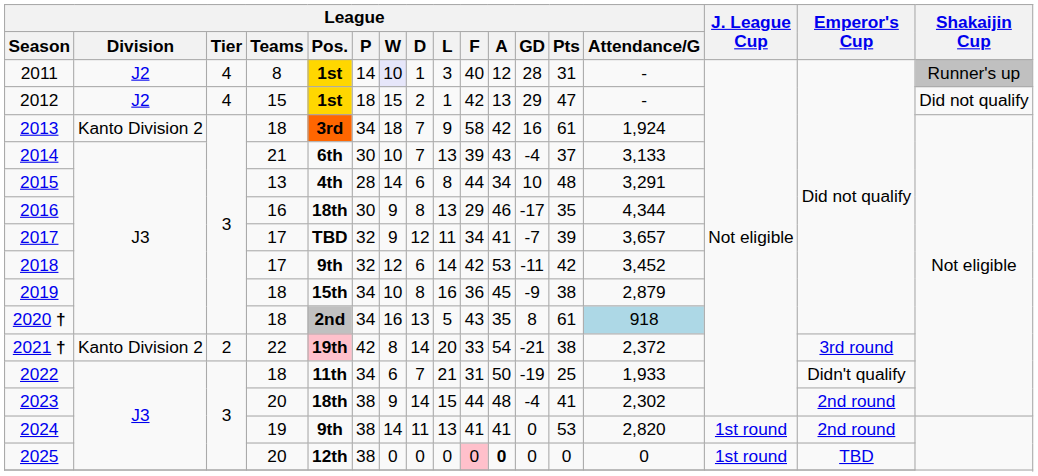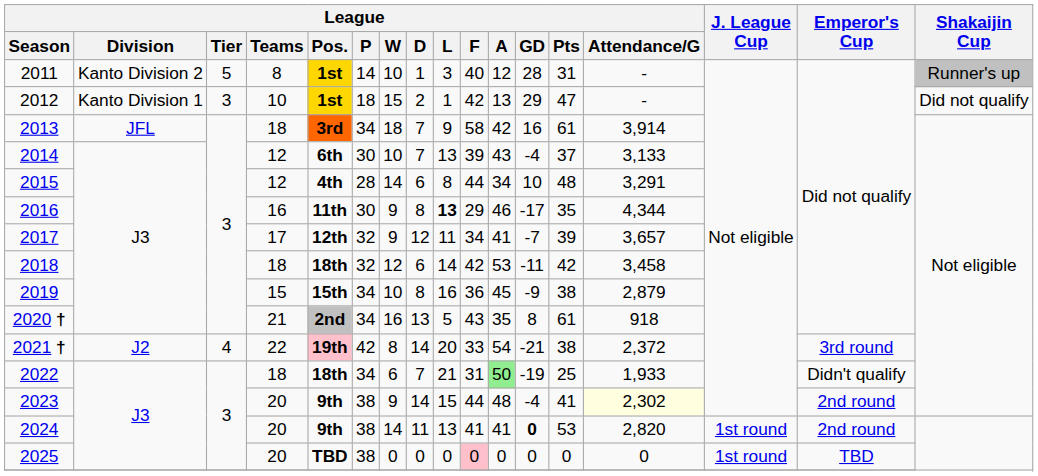(140, 73) J2 -> (140, 73) Kanto Division 2
(226, 73) 4 -> (226, 73) 5
(393, 73) lavender background -> (393, 73) no background
(140, 100) J2 -> (140, 100) Kanto Division 1
(226, 100) 4 -> (226, 100) 3
(277, 100) 15 -> (277, 100) 10
(140, 127) Kanto Division 2 -> (140, 127) JFL
(644, 127) 1,924 -> (644, 127) 3,914
(277, 155) 21 -> (277, 155) 12
(277, 182) 13 -> (277, 182) 12
(330, 210) 18th -> (330, 210) 11th
(447, 210) normal -> (447, 210) bold
(330, 237) TBD -> (330, 237) 12th
(277, 264) 17 -> (277, 264) 18
(330, 264) 9th -> (330, 264) 18th
(644, 264) 3,452 -> (644, 264) 3,458
(277, 292) 18 -> (277, 292) 15
(277, 319) 18 -> (277, 319) 21
(644, 319) lightblue background -> (644, 319) no background
(140, 347) Kanto Division 2 -> (140, 347) J2
(226, 347) 2 -> (226, 347) 4
(330, 374) 11th -> (330, 374) 18th
(502, 374) no background -> (502, 374) lightgreen background
(330, 401) 18th -> (330, 401) 9th
(644, 401) no background -> (644, 401) lightyellow background
(277, 429) 19 -> (277, 429) 20
(532, 429) normal -> (532, 429) bold
(330, 456) 12th -> (330, 456) TBD
(502, 456) bold -> (502, 456) normal
